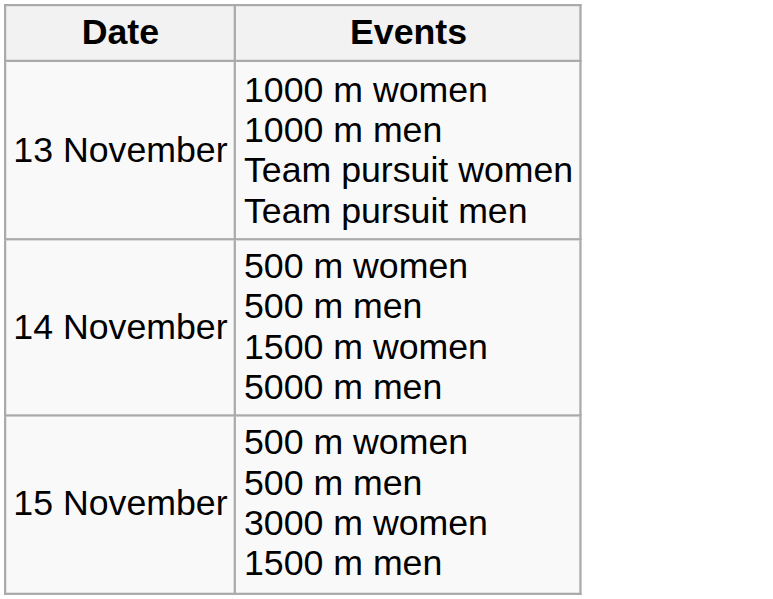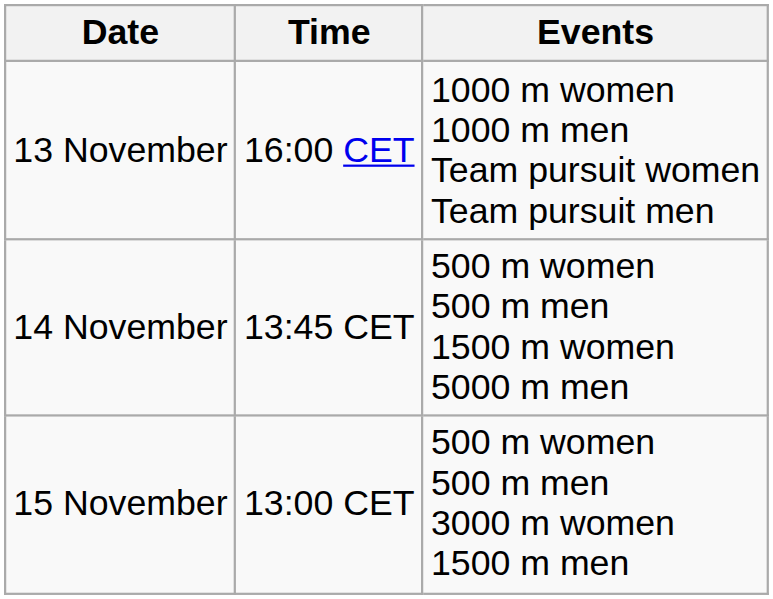+ column: (329, 32)
